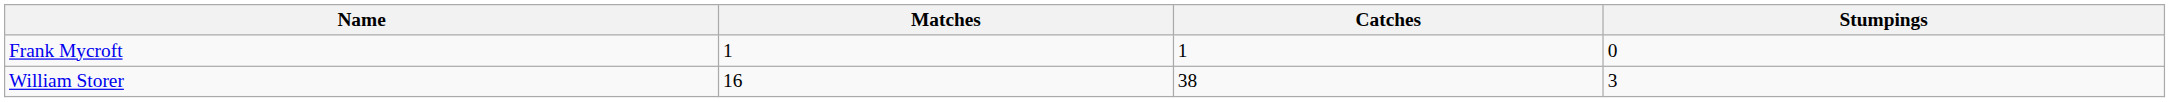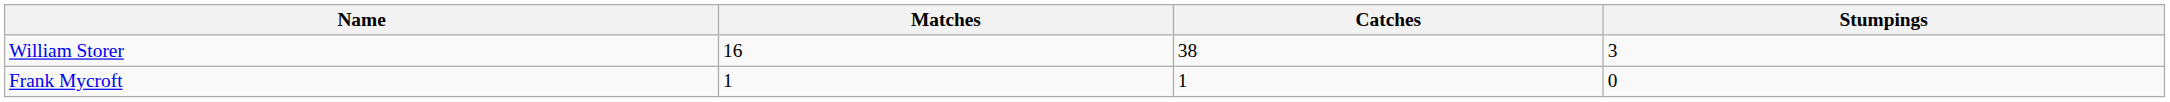rows swapped: (66, 81) <-> (66, 50)
